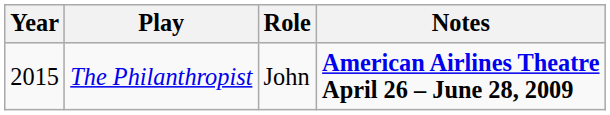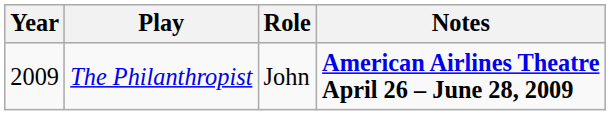(35, 76) 2015 -> (35, 76) 2009
